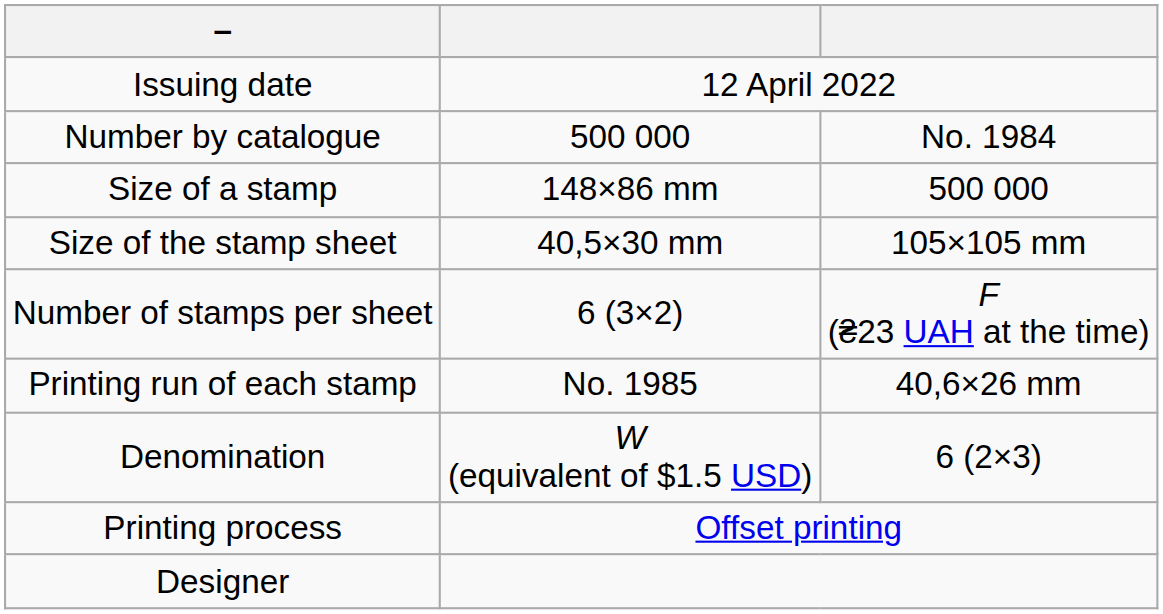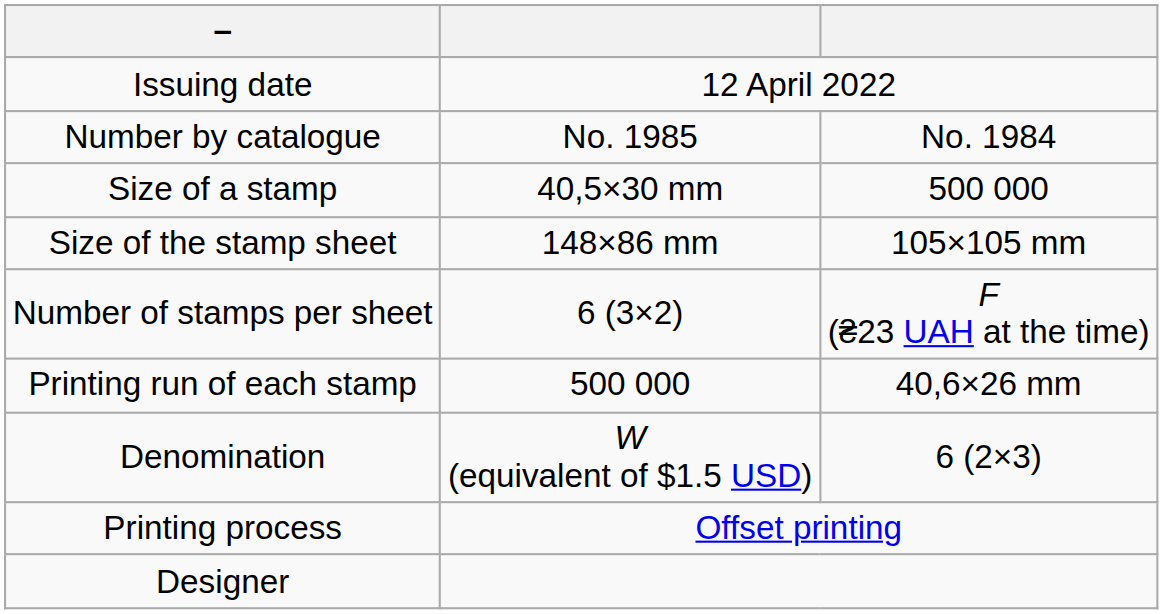(630, 136) 500 000 -> (630, 136) No. 1985
(630, 189) 148×86 mm -> (630, 189) 40,5×30 mm
(630, 242) 40,5×30 mm -> (630, 242) 148×86 mm
(630, 385) No. 1985 -> (630, 385) 500 000
